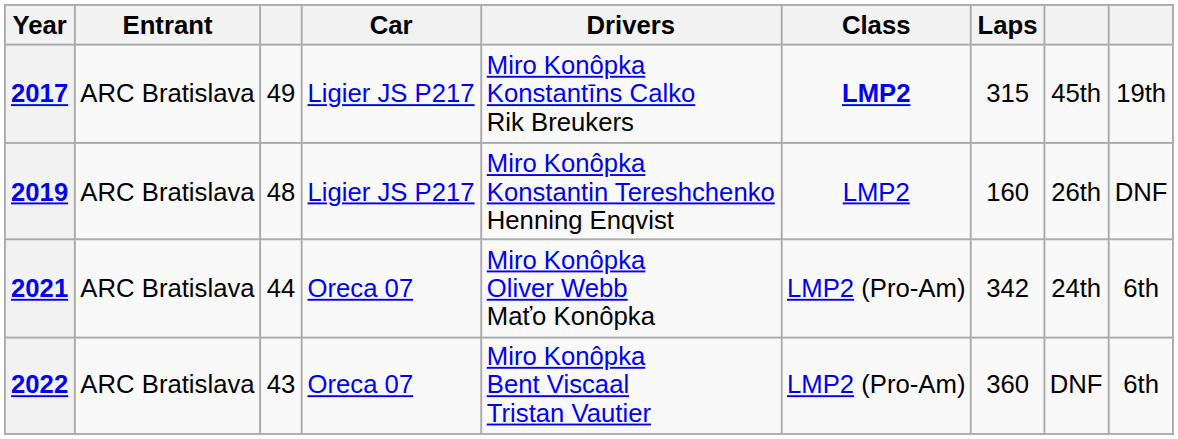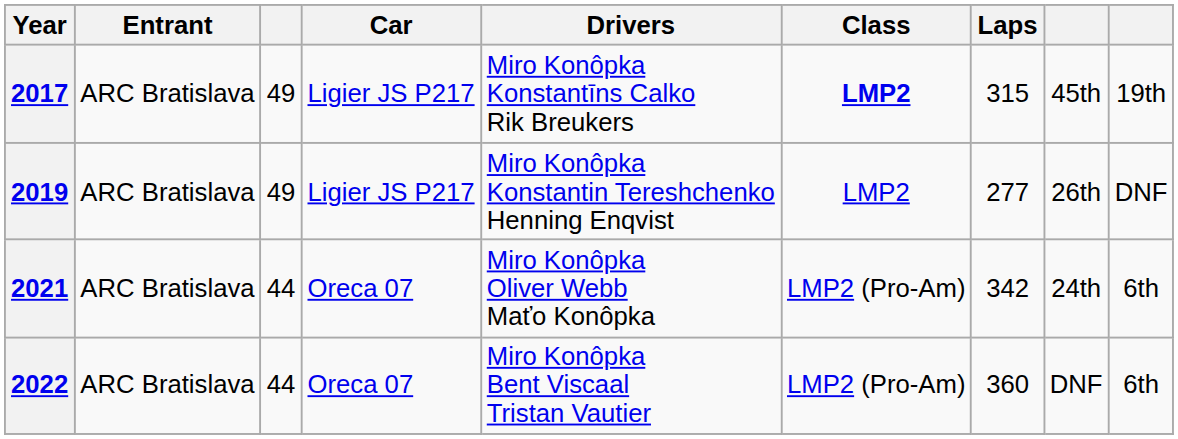(281, 191) 48 -> (281, 191) 49
(1008, 191) 160 -> (1008, 191) 277
(281, 385) 43 -> (281, 385) 44
